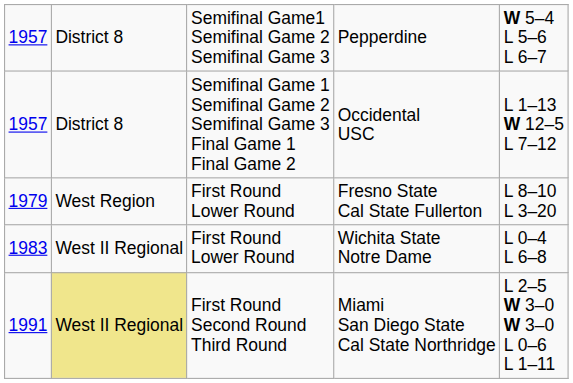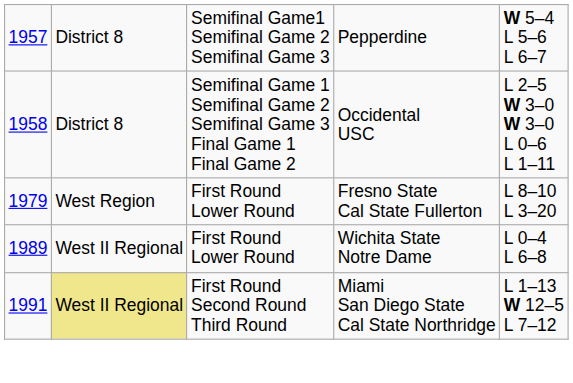(28, 124) 1957 -> (28, 124) 1958
(534, 124) L 1–13 W 12–5 L 7–12 -> (529, 124) L 2–5 W 3–0 W 3–0 L 0–6 L 1–11
(28, 248) 1983 -> (28, 248) 1989
(529, 325) L 2–5 W 3–0 W 3–0 L 0–6 L 1–11 -> (534, 305) L 1–13 W 12–5 L 7–12
